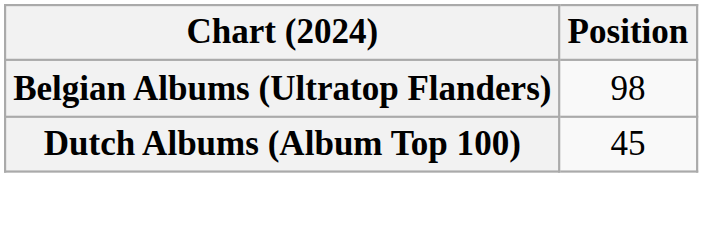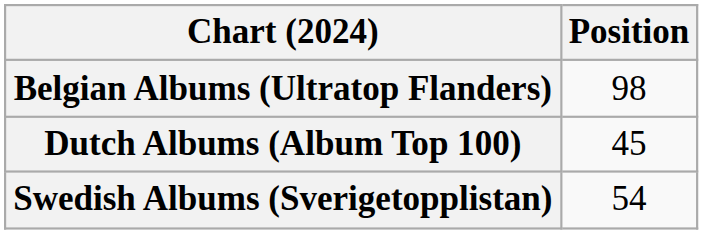+ row: (283, 198)
